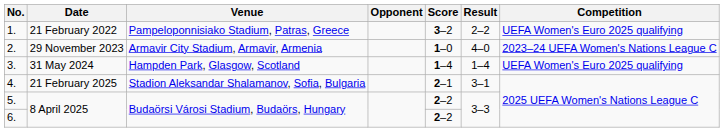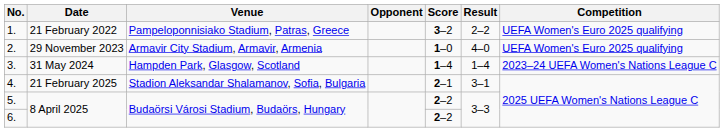(609, 48) 2023–24 UEFA Women's Nations League C -> (593, 48) UEFA Women's Euro 2025 qualifying
(593, 65) UEFA Women's Euro 2025 qualifying -> (609, 65) 2023–24 UEFA Women's Nations League C
